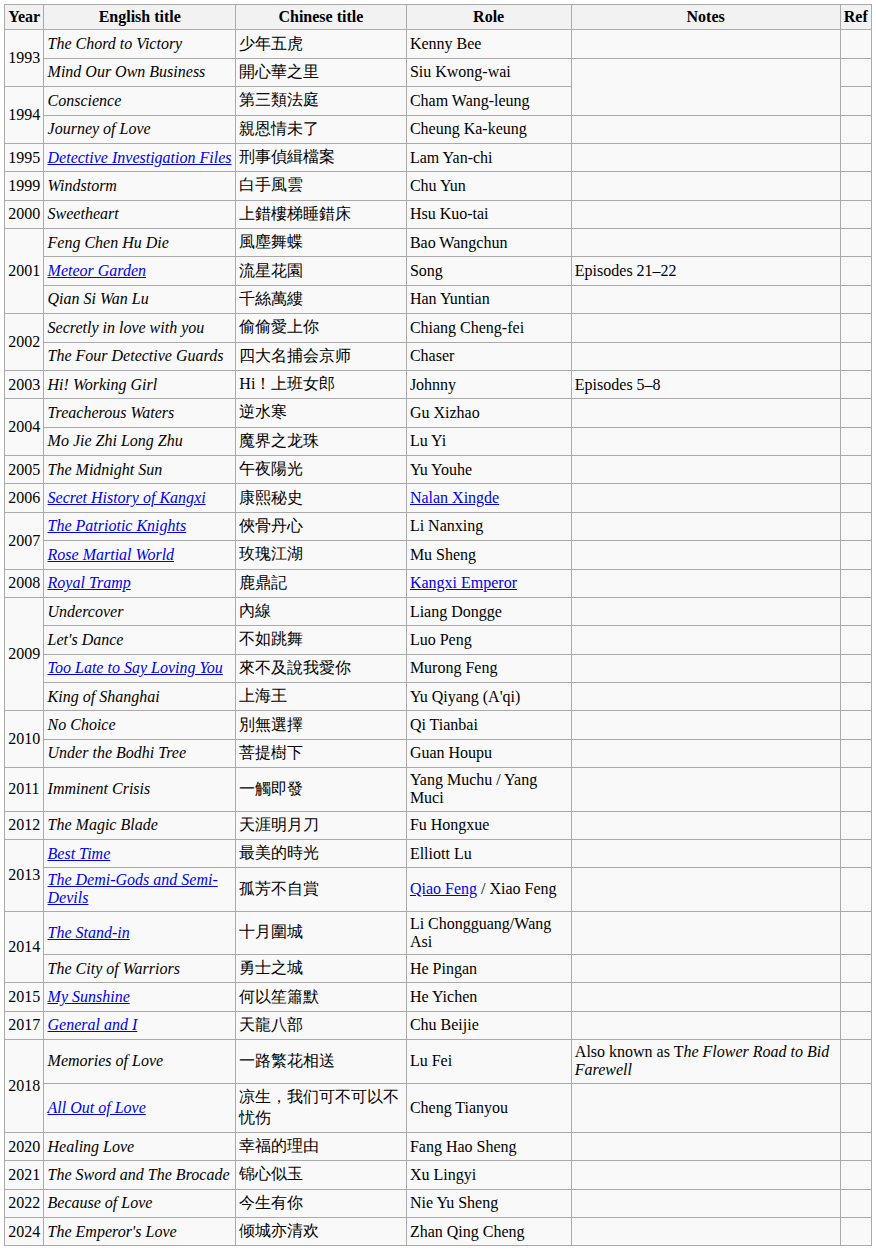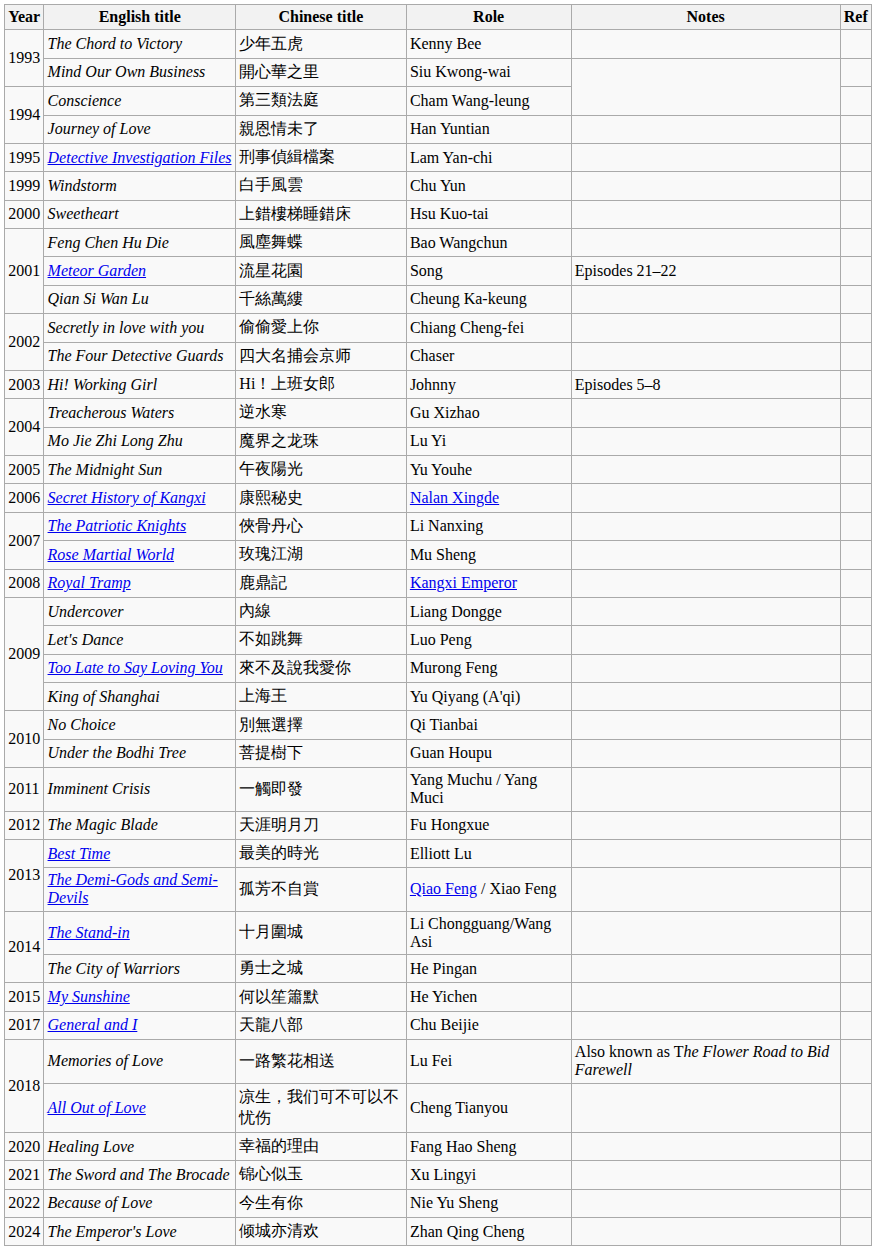(468, 129) Cheung Ka-keung -> (450, 129) Han Yuntian
(450, 299) Han Yuntian -> (468, 299) Cheung Ka-keung
